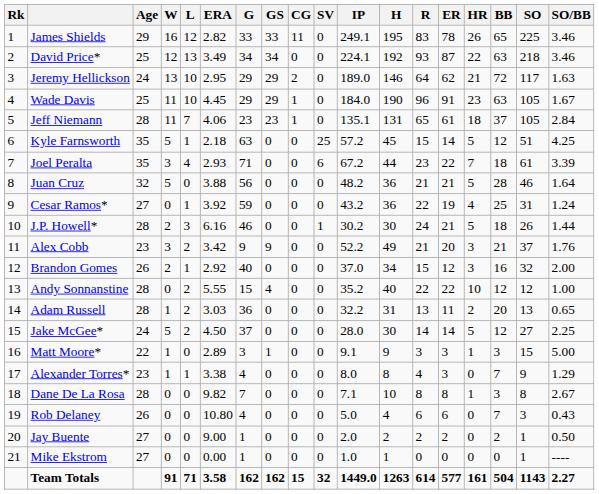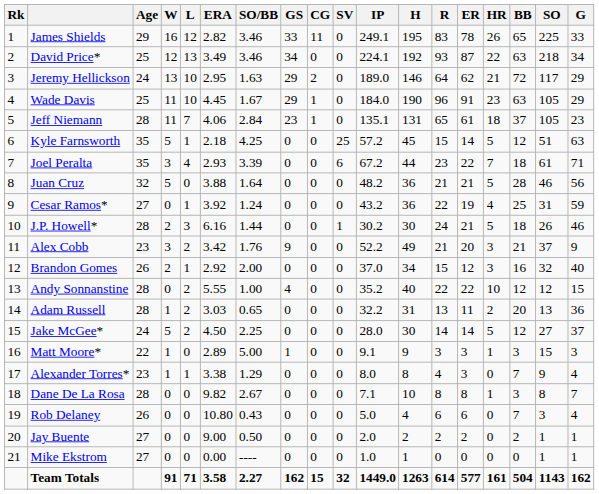columns swapped: (249, 15) <-> (571, 15)
